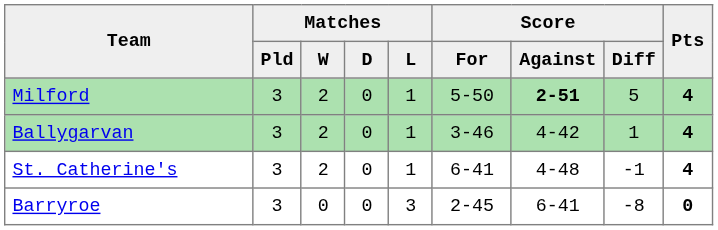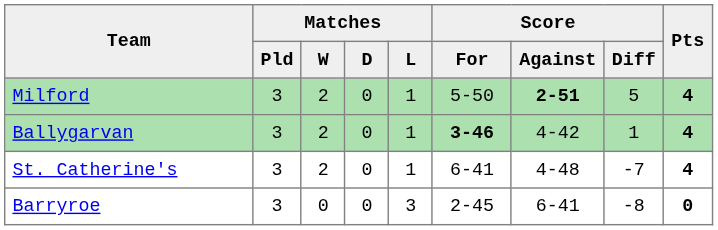(472, 133) normal -> (472, 133) bold
(634, 170) -1 -> (634, 170) -7
